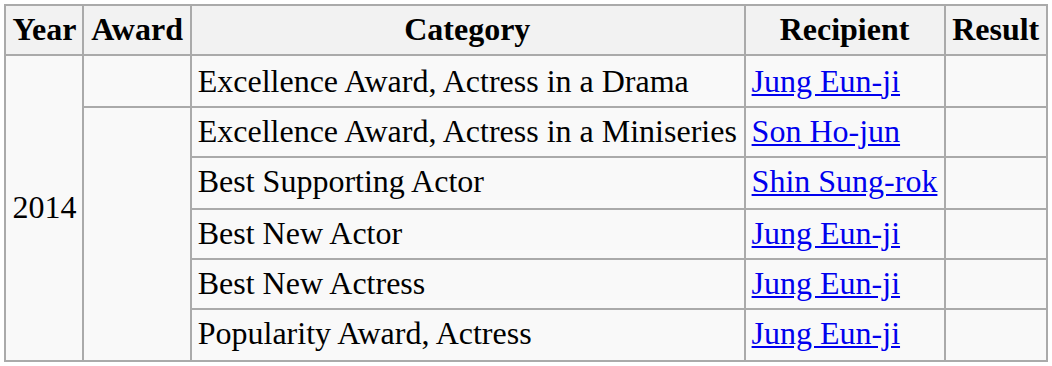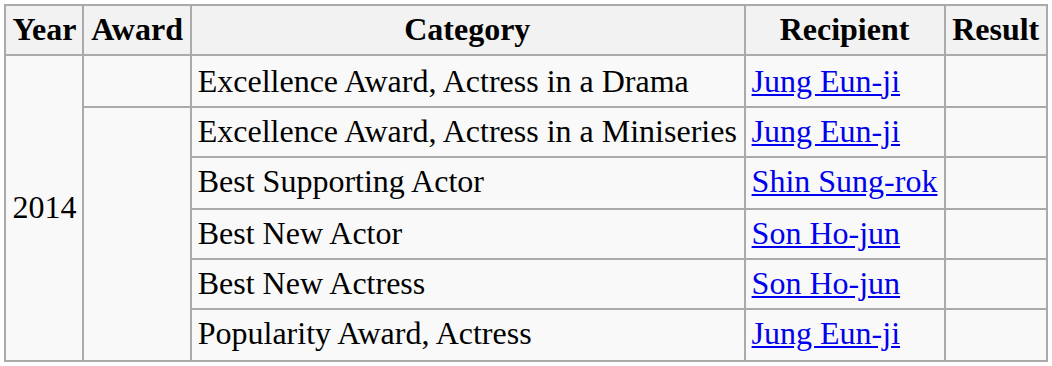(826, 131) Son Ho-jun -> (826, 131) Jung Eun-ji
(826, 232) Jung Eun-ji -> (826, 232) Son Ho-jun
(826, 283) Jung Eun-ji -> (826, 283) Son Ho-jun
